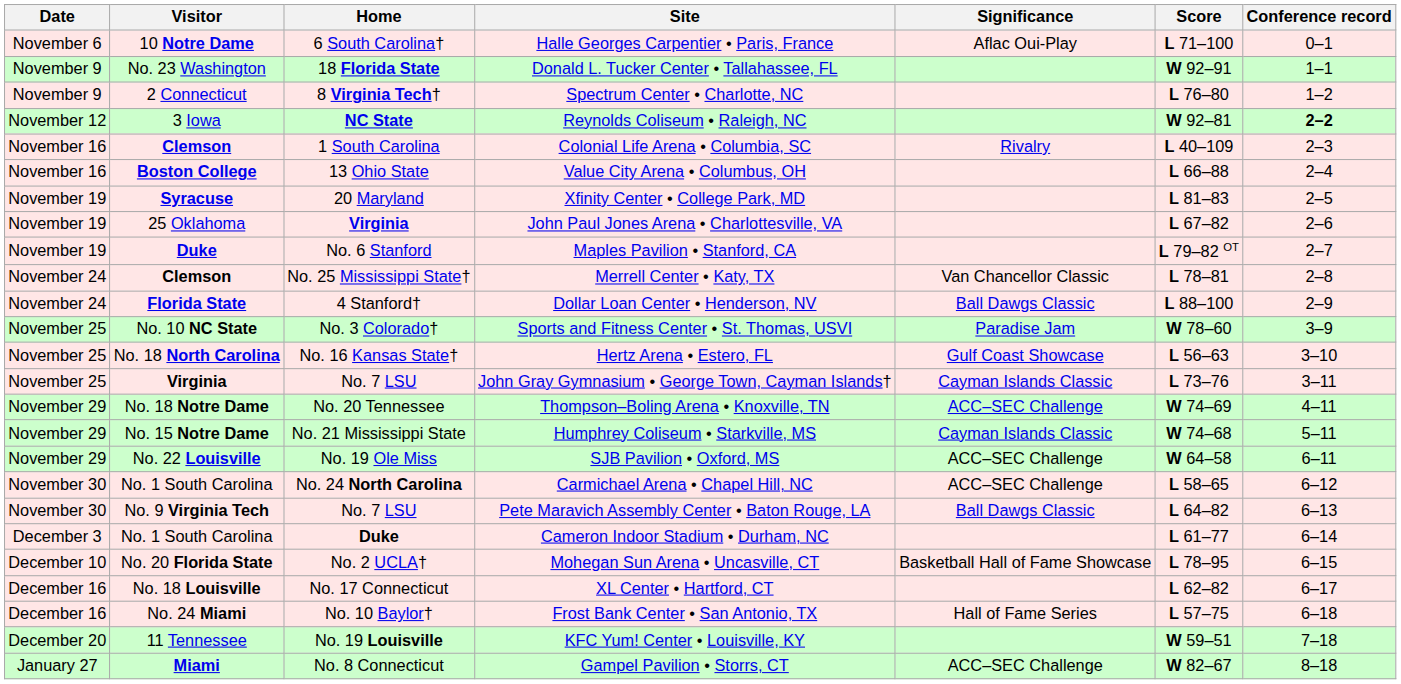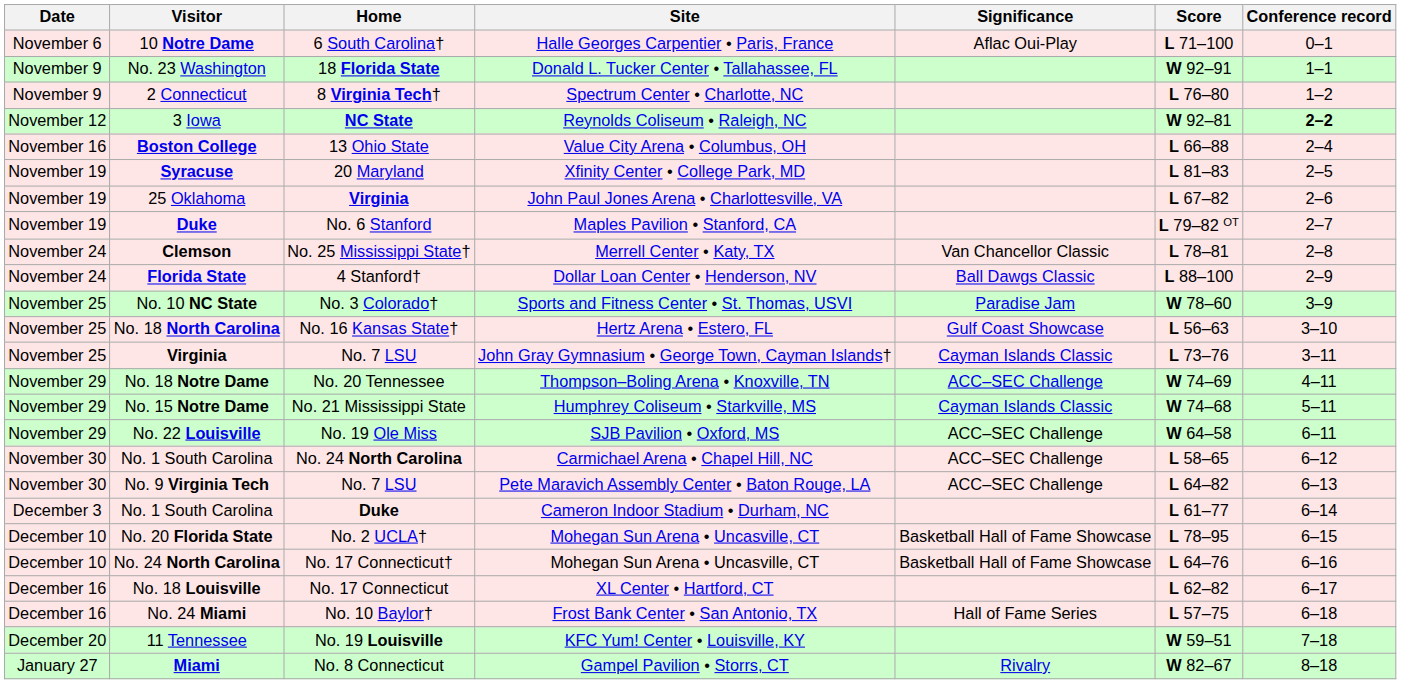- row: (379, 146)
(1025, 510) Ball Dawgs Classic -> (1025, 484) ACC–SEC Challenge
+ row: (379, 562)
(1025, 665) ACC–SEC Challenge -> (1025, 665) Rivalry
